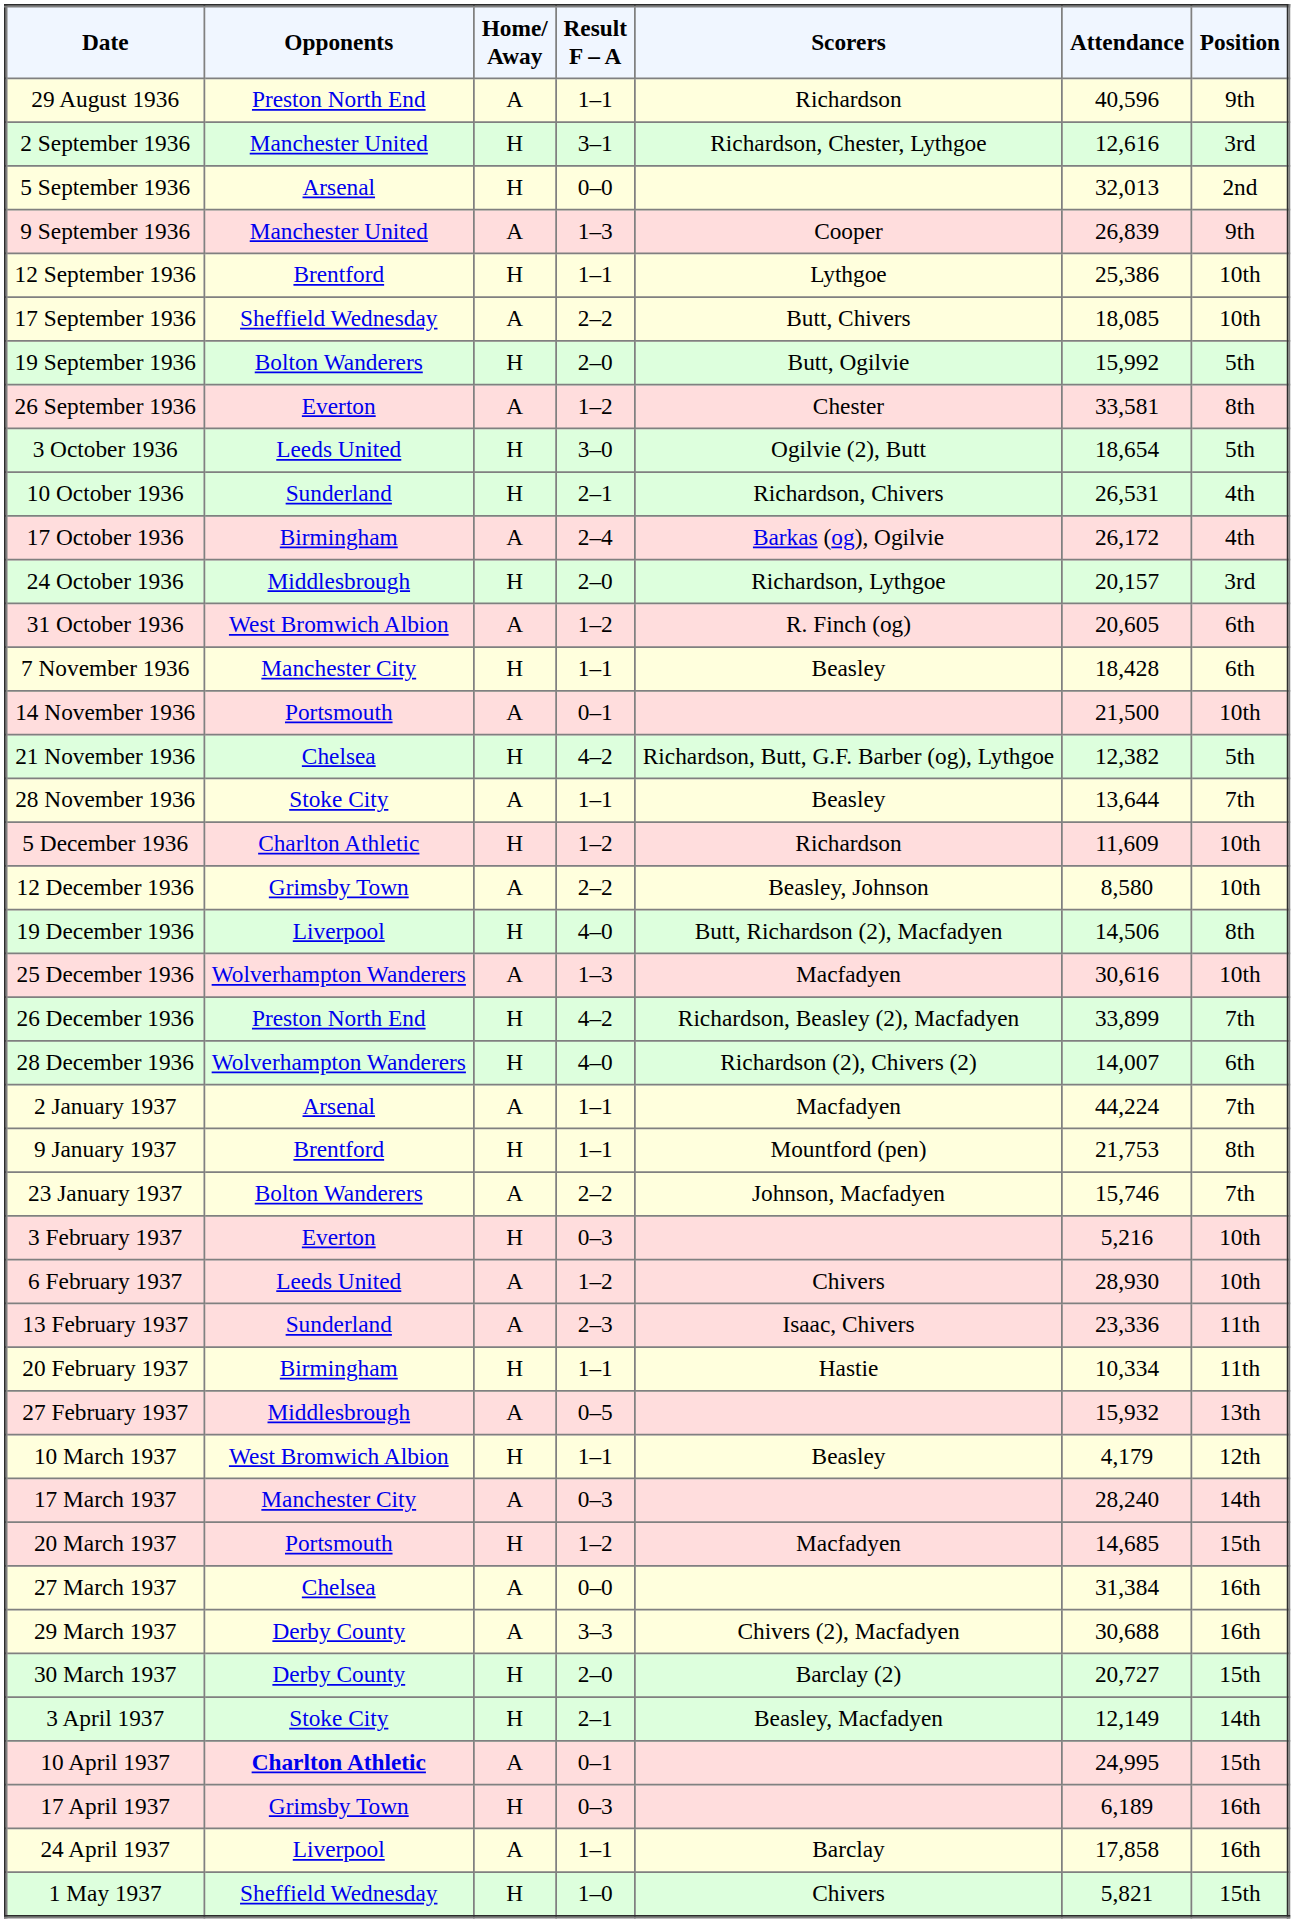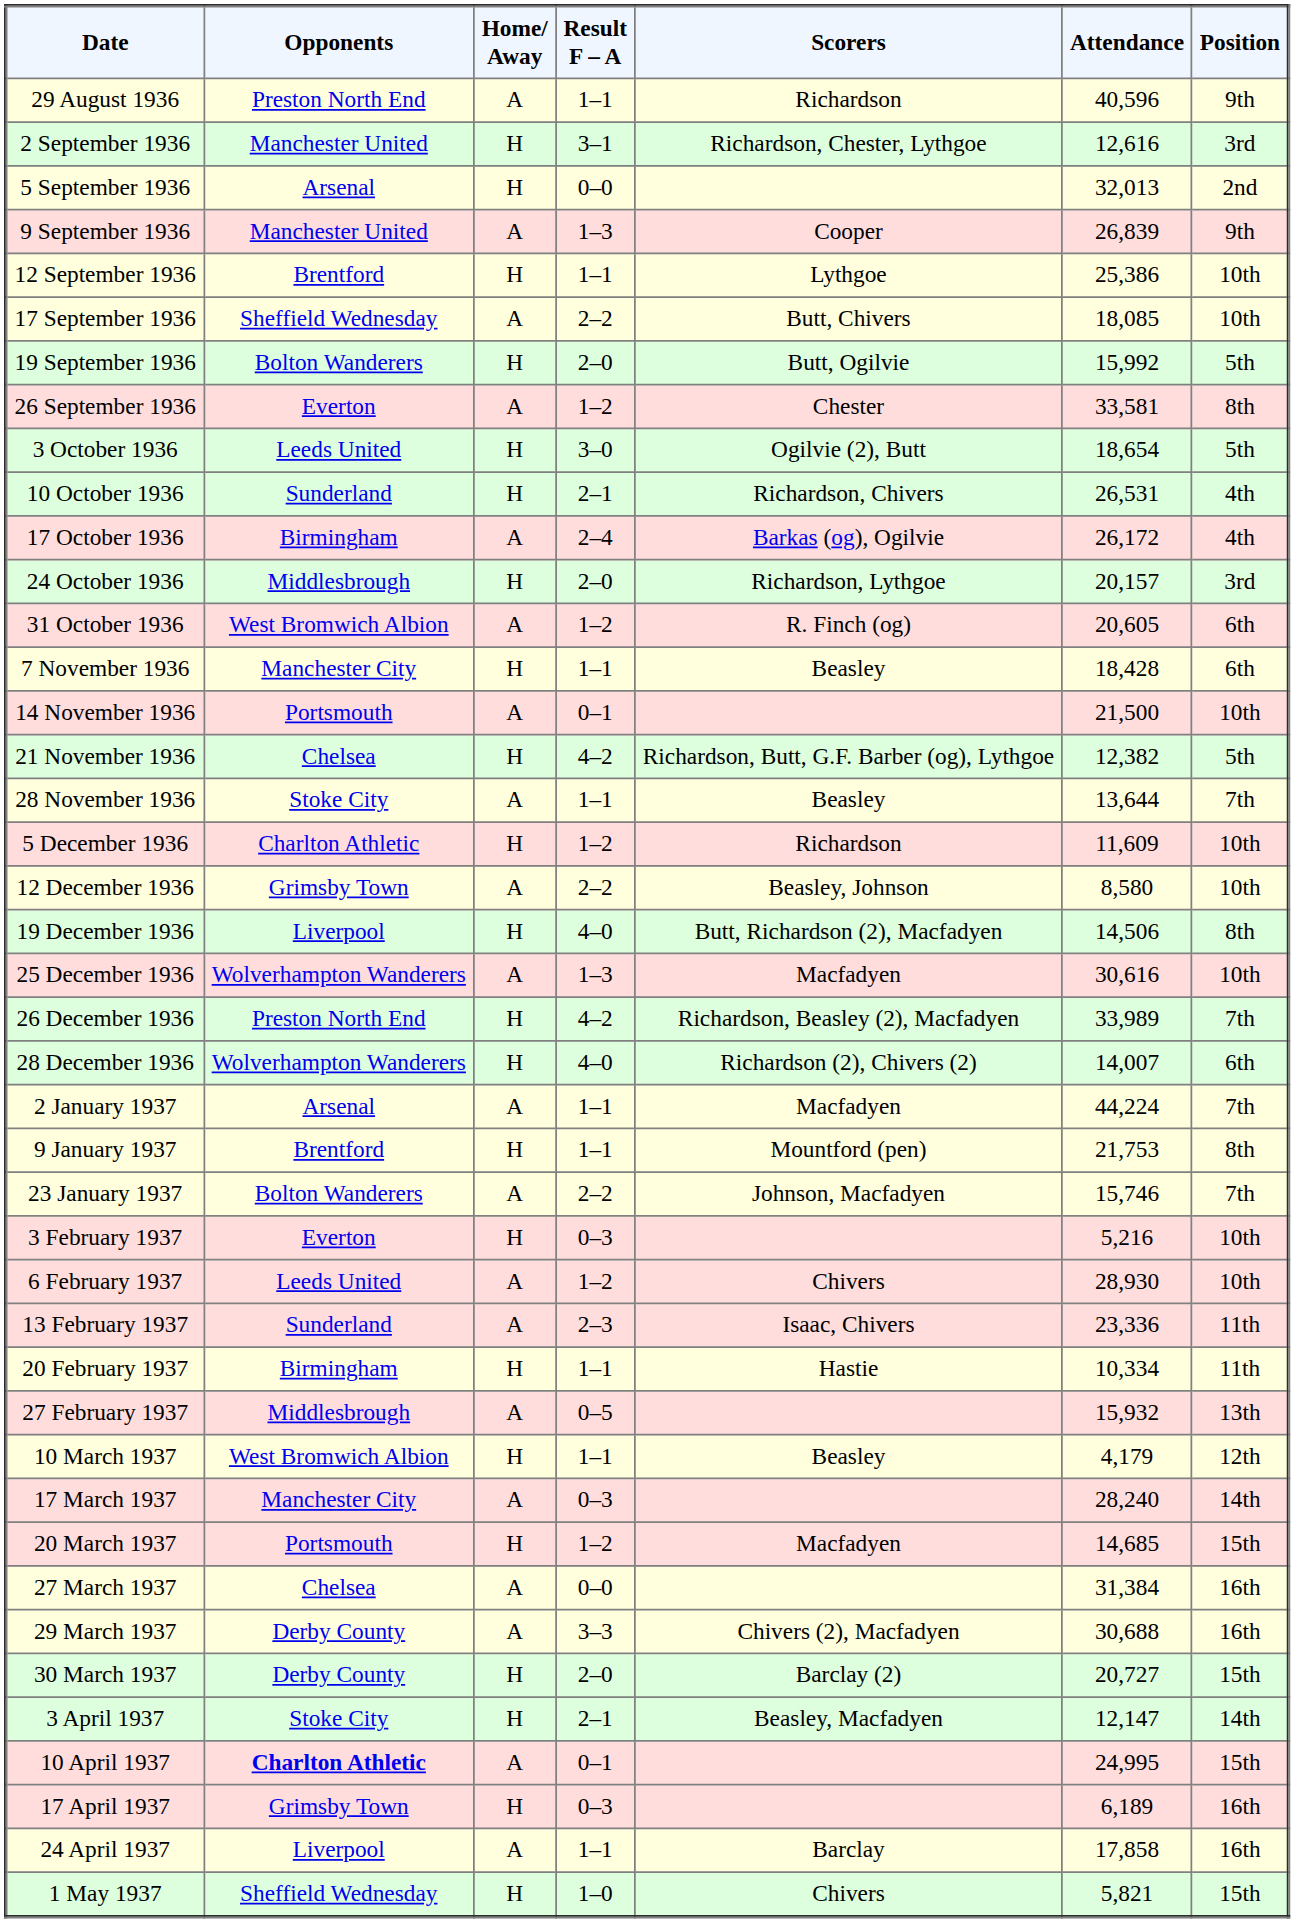(1127, 1018) 33,899 -> (1127, 1018) 33,989
(1127, 1718) 12,149 -> (1127, 1718) 12,147
